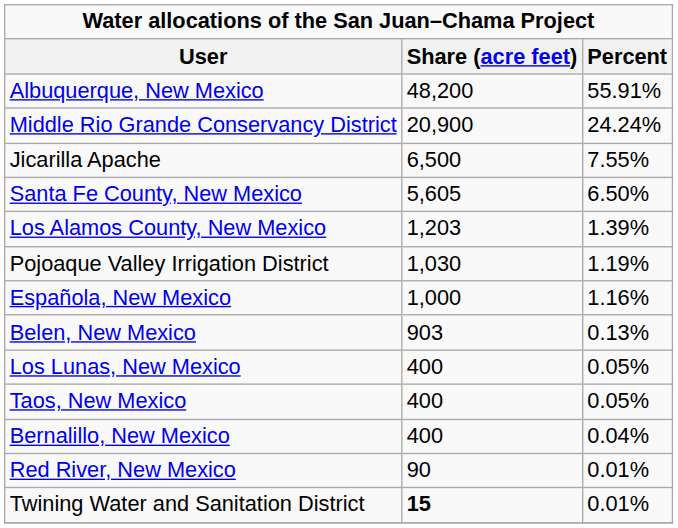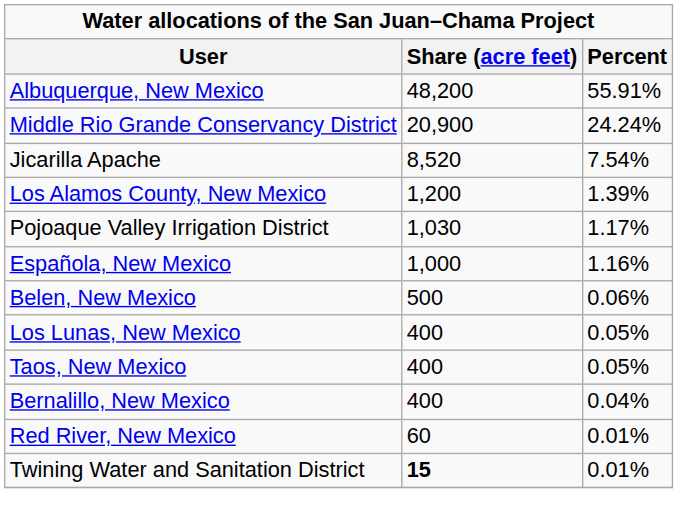(434, 159) 6,500 -> (434, 159) 8,520
(618, 159) 7.55% -> (618, 159) 7.54%
- row: (156, 194)
(434, 228) 1,203 -> (434, 194) 1,200
(618, 263) 1.19% -> (618, 228) 1.17%
(425, 332) 903 -> (425, 297) 500
(618, 332) 0.13% -> (618, 297) 0.06%
(419, 470) 90 -> (419, 435) 60
